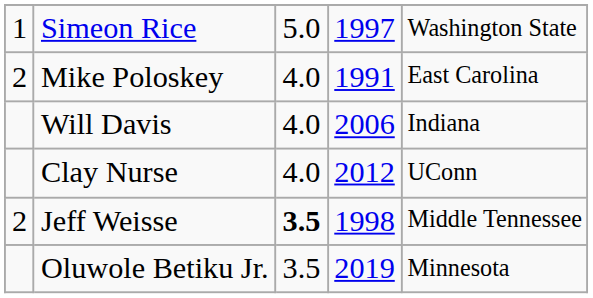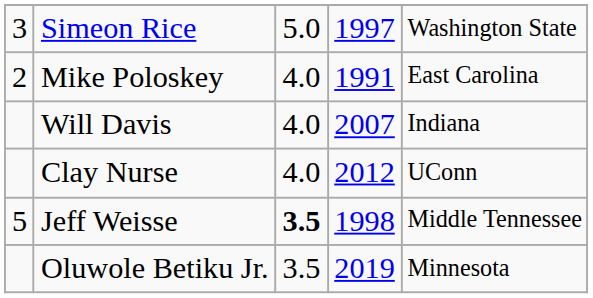(19, 28) 1 -> (19, 28) 3
(365, 124) 2006 -> (365, 124) 2007
(19, 220) 2 -> (19, 220) 5
